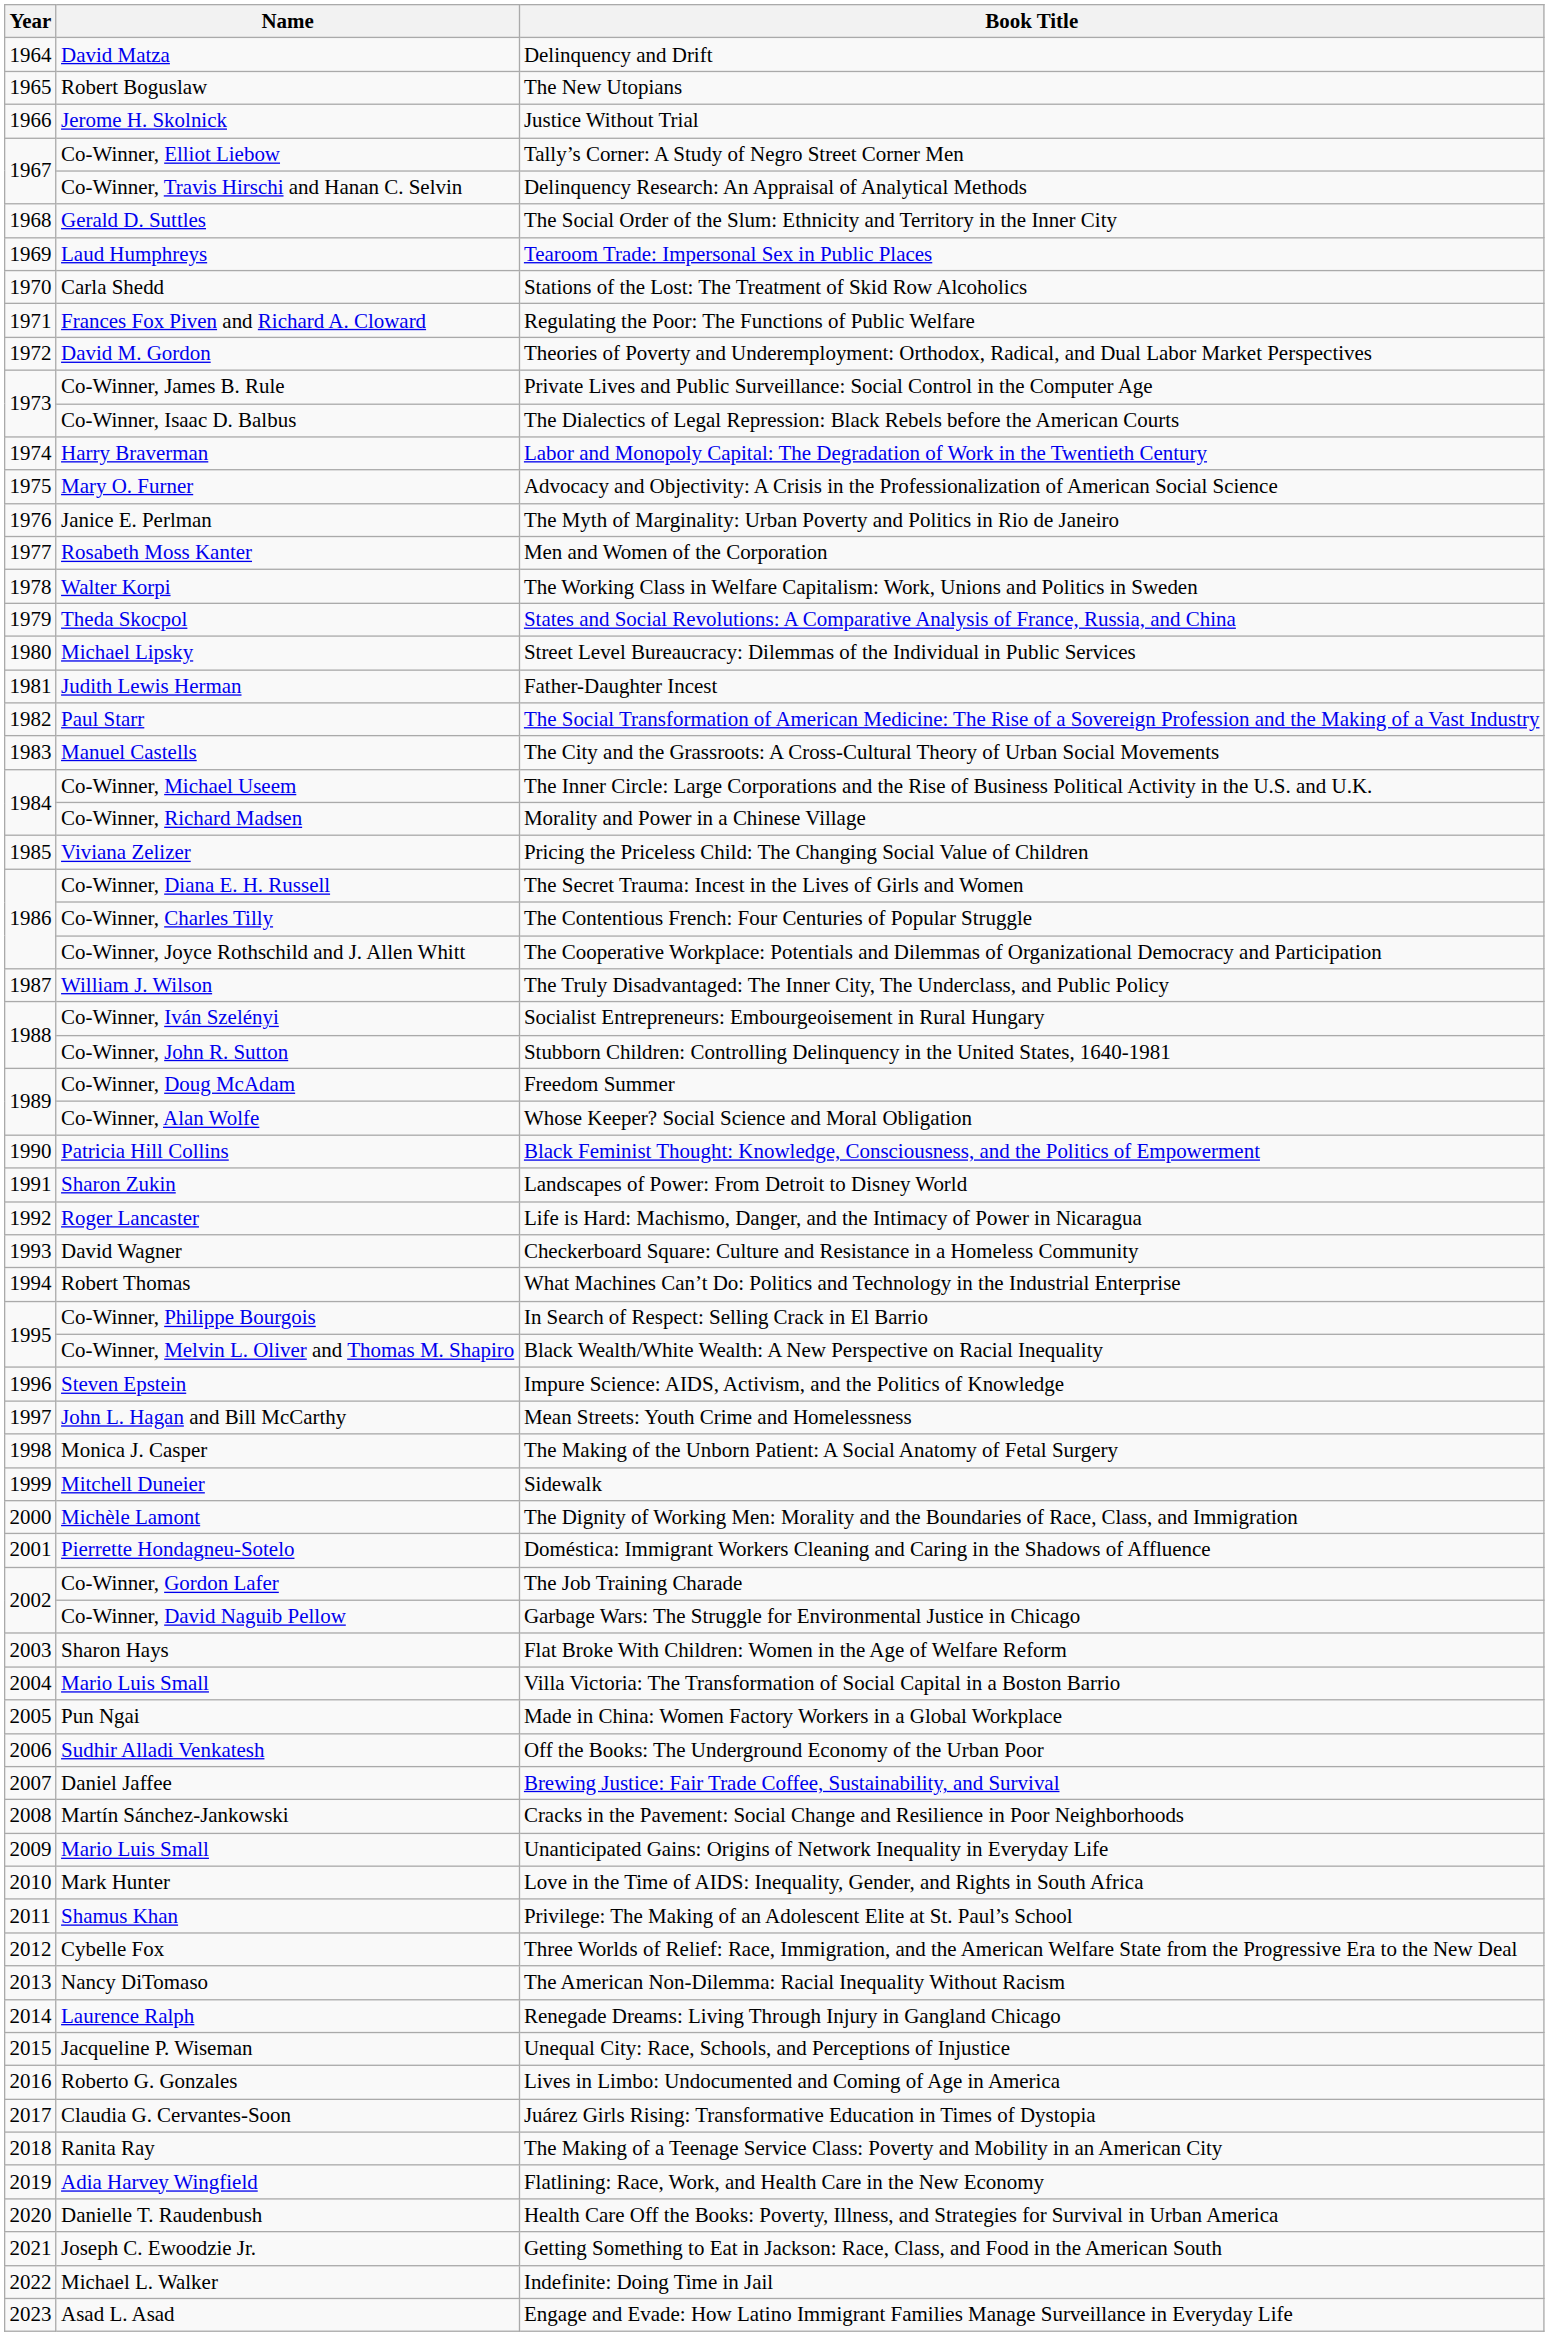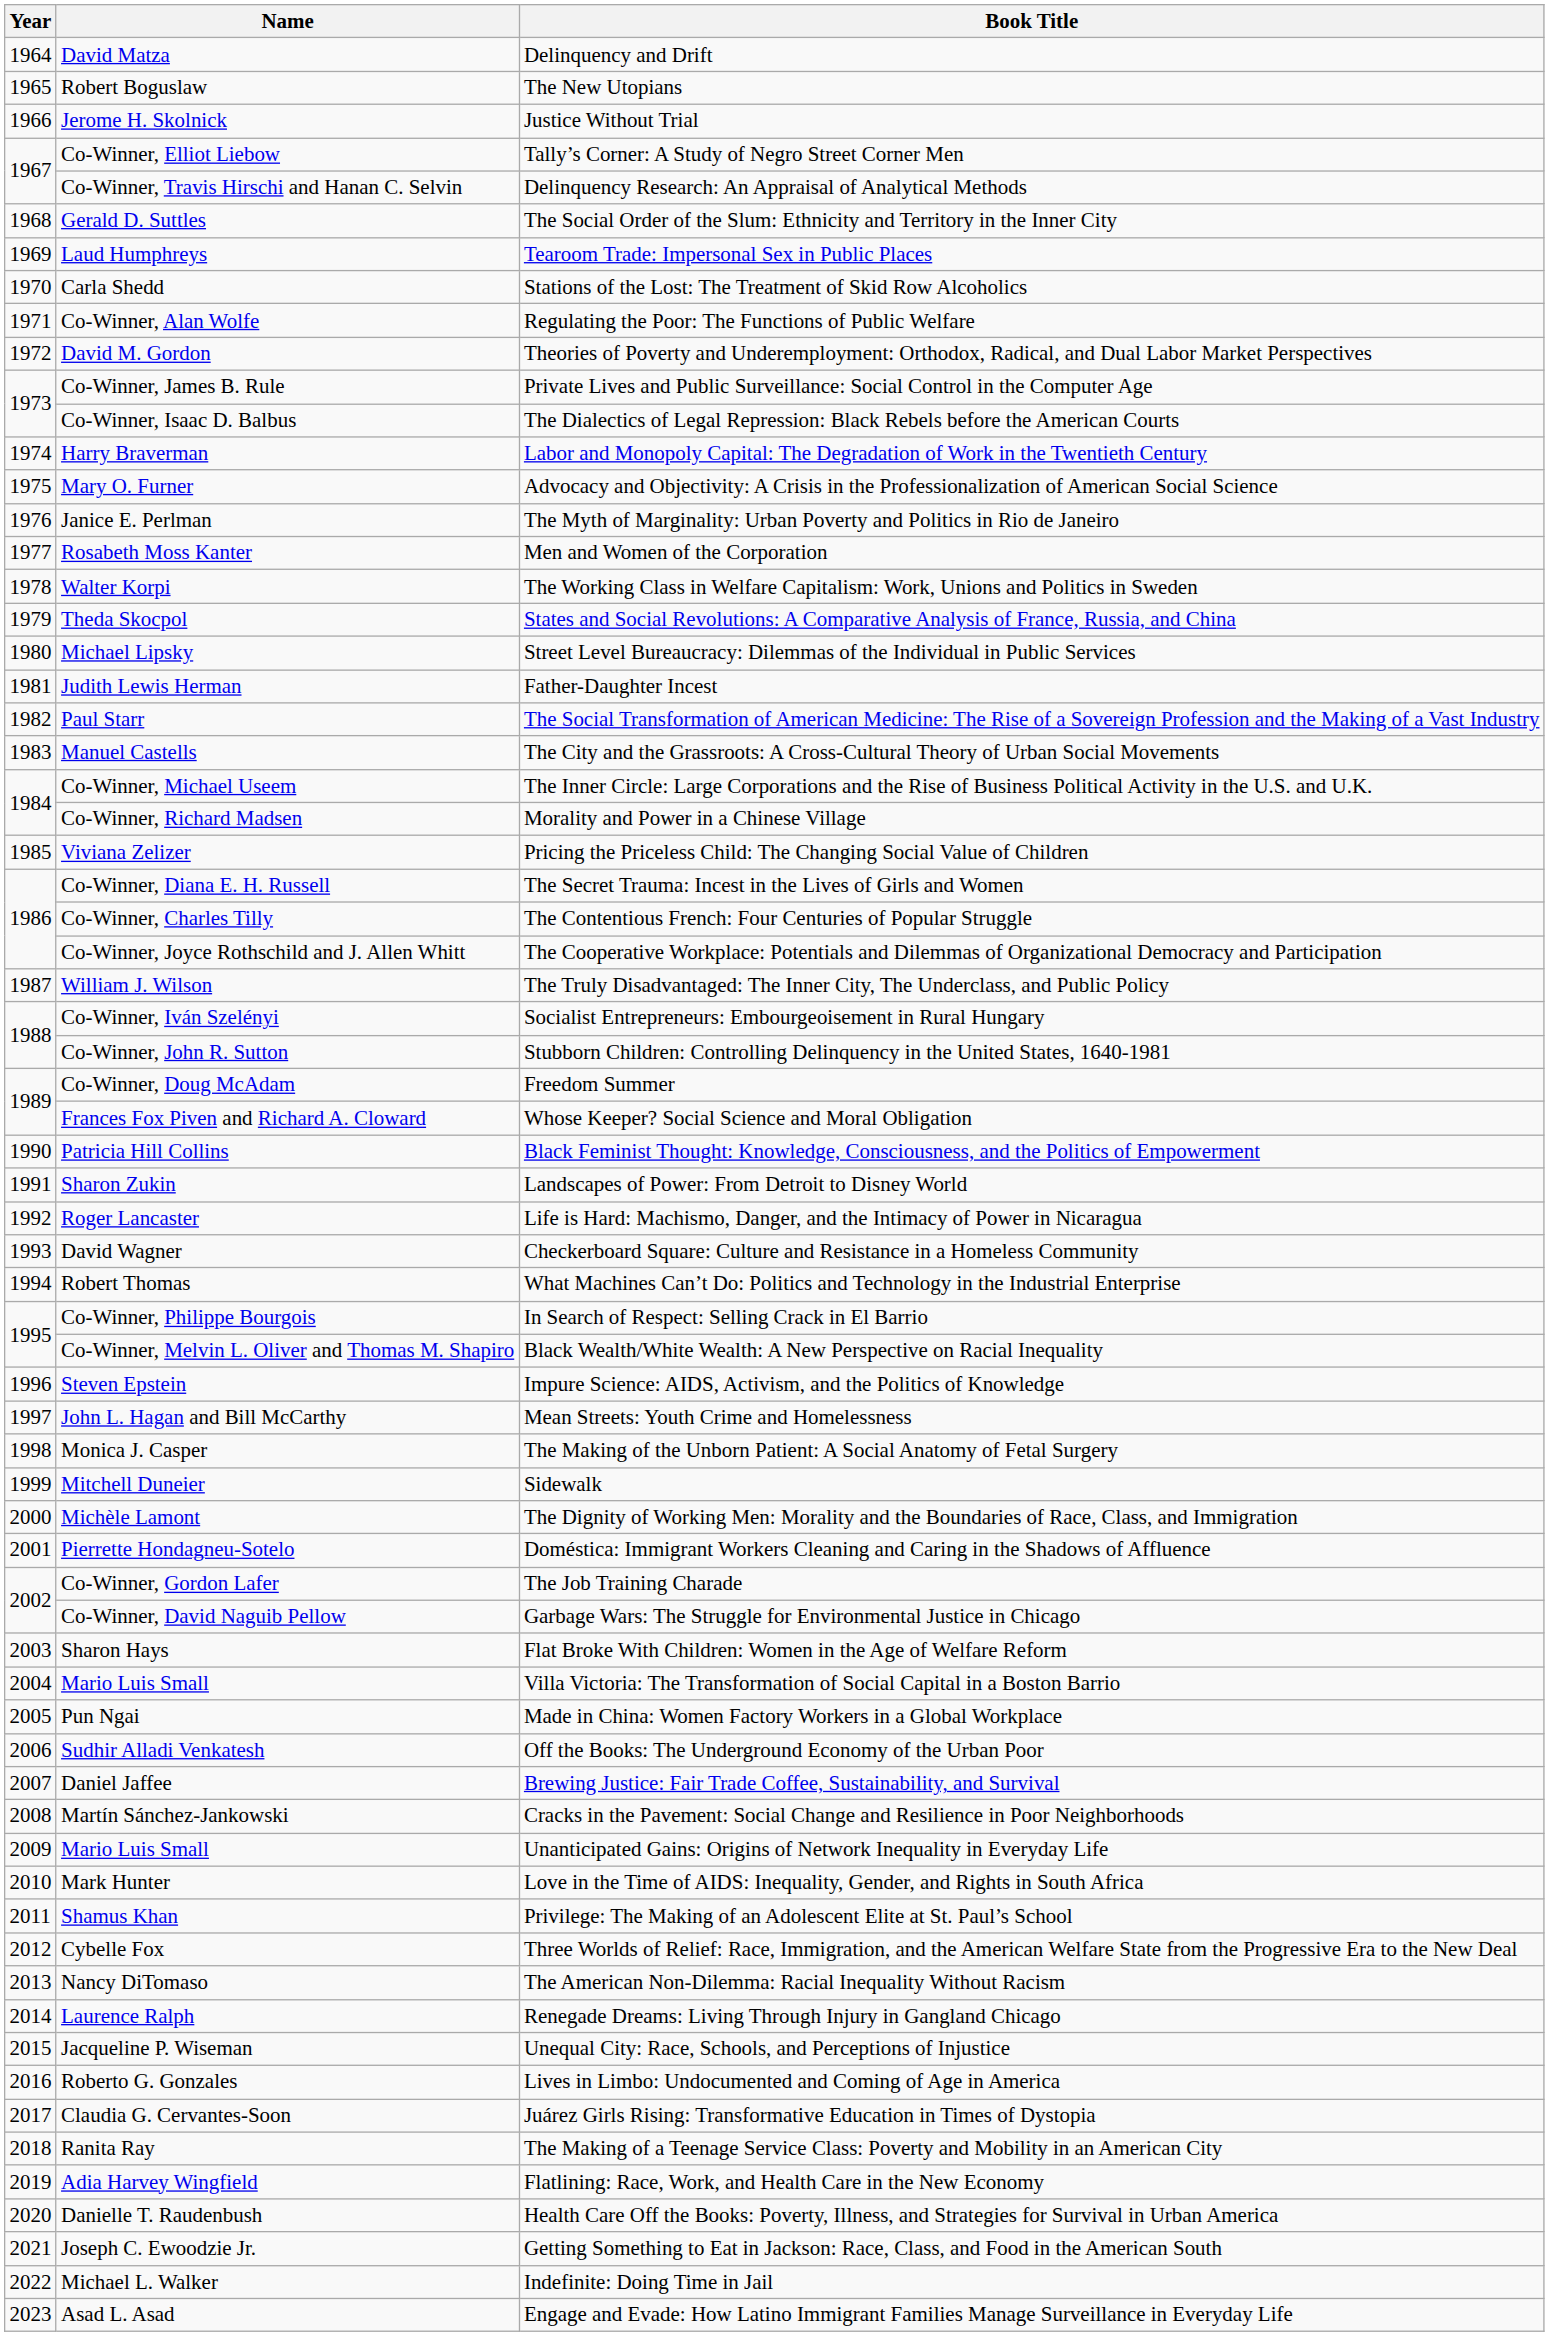(244, 320) Frances Fox Piven and Richard A. Cloward -> (160, 320) Co-Winner, Alan Wolfe
(160, 1118) Co-Winner, Alan Wolfe -> (244, 1118) Frances Fox Piven and Richard A. Cloward
